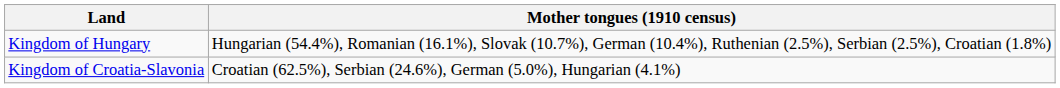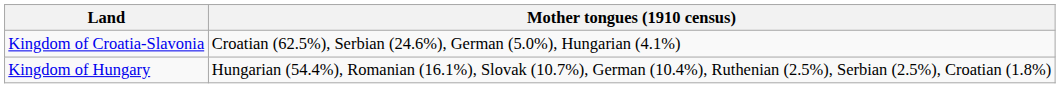rows swapped: (79, 43) <-> (106, 69)
